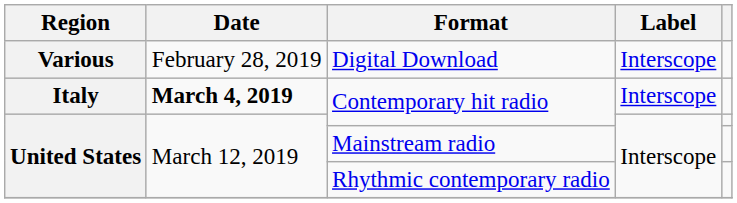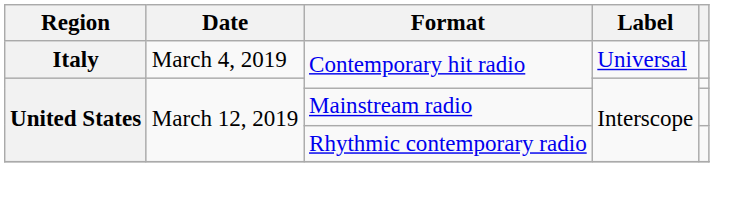- row: (76, 59)
(222, 95) bold -> (219, 59) normal
(668, 95) Interscope -> (642, 59) Universal
